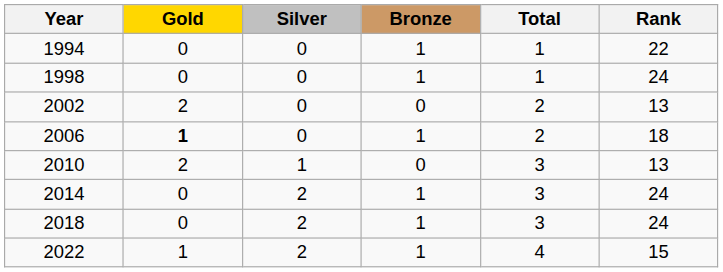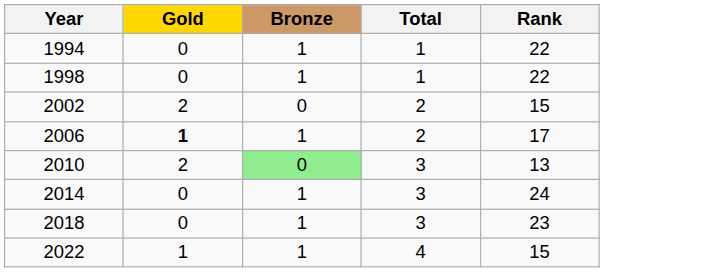- column: (302, 19)
(658, 77) 24 -> (540, 77) 22
(658, 106) 13 -> (540, 106) 15
(658, 135) 18 -> (540, 135) 17
(421, 164) no background -> (302, 164) lightgreen background
(658, 223) 24 -> (540, 223) 23
